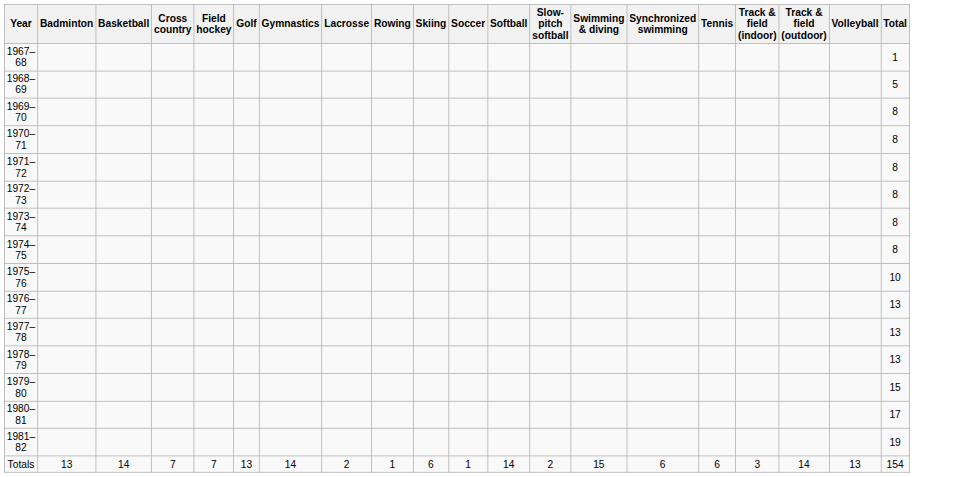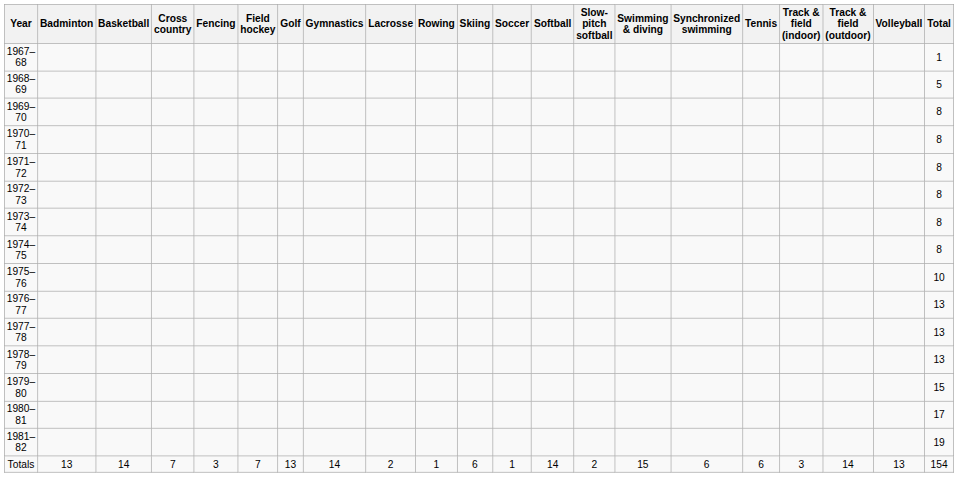+ column: (216, 24)
